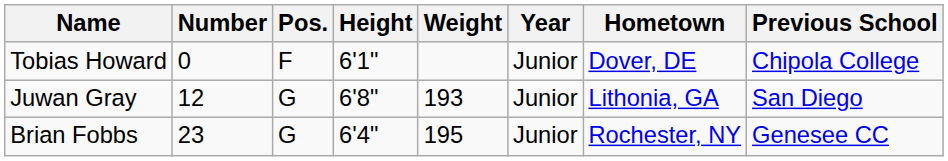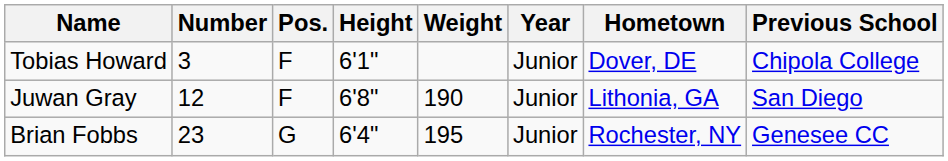(184, 60) 0 -> (184, 60) 3
(287, 98) G -> (285, 98) F
(443, 98) 193 -> (443, 98) 190
